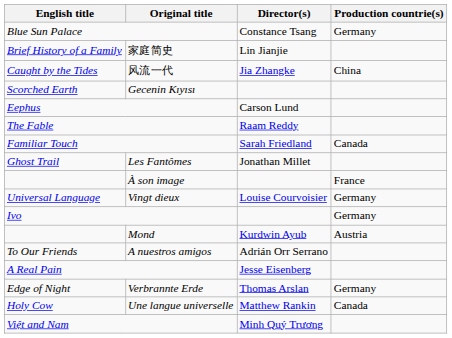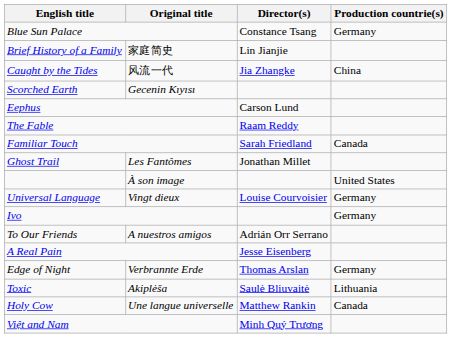(349, 179) France -> (364, 179) United States
- row: (141, 233)
+ row: (148, 288)
